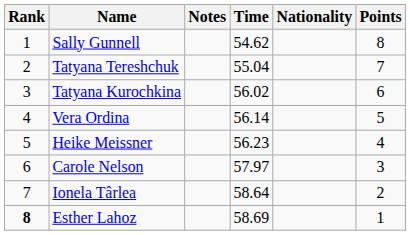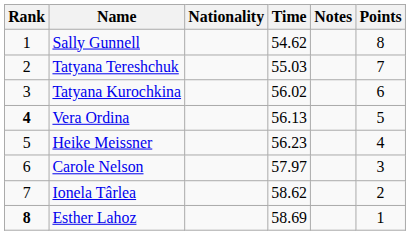columns swapped: (314, 17) <-> (207, 17)
(251, 67) 55.04 -> (289, 67) 55.03
(27, 117) normal -> (27, 117) bold
(251, 117) 56.14 -> (289, 117) 56.13
(251, 192) 58.64 -> (289, 192) 58.62
